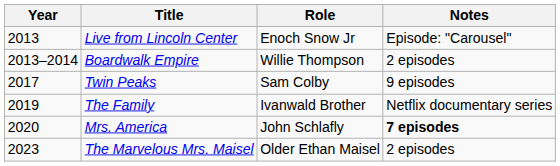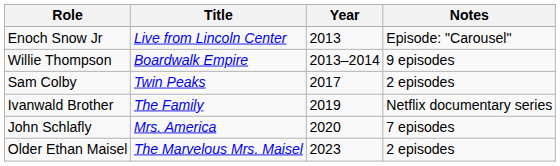columns swapped: (43, 15) <-> (320, 15)
(420, 60) 2 episodes -> (420, 60) 9 episodes
(420, 82) 9 episodes -> (420, 82) 2 episodes
(423, 127) bold -> (420, 127) normal
